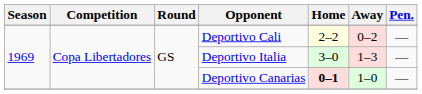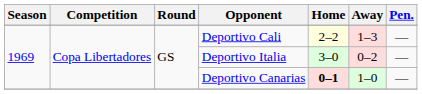(367, 36) 0–2 -> (367, 36) 1–3
(367, 57) 1–3 -> (367, 57) 0–2
